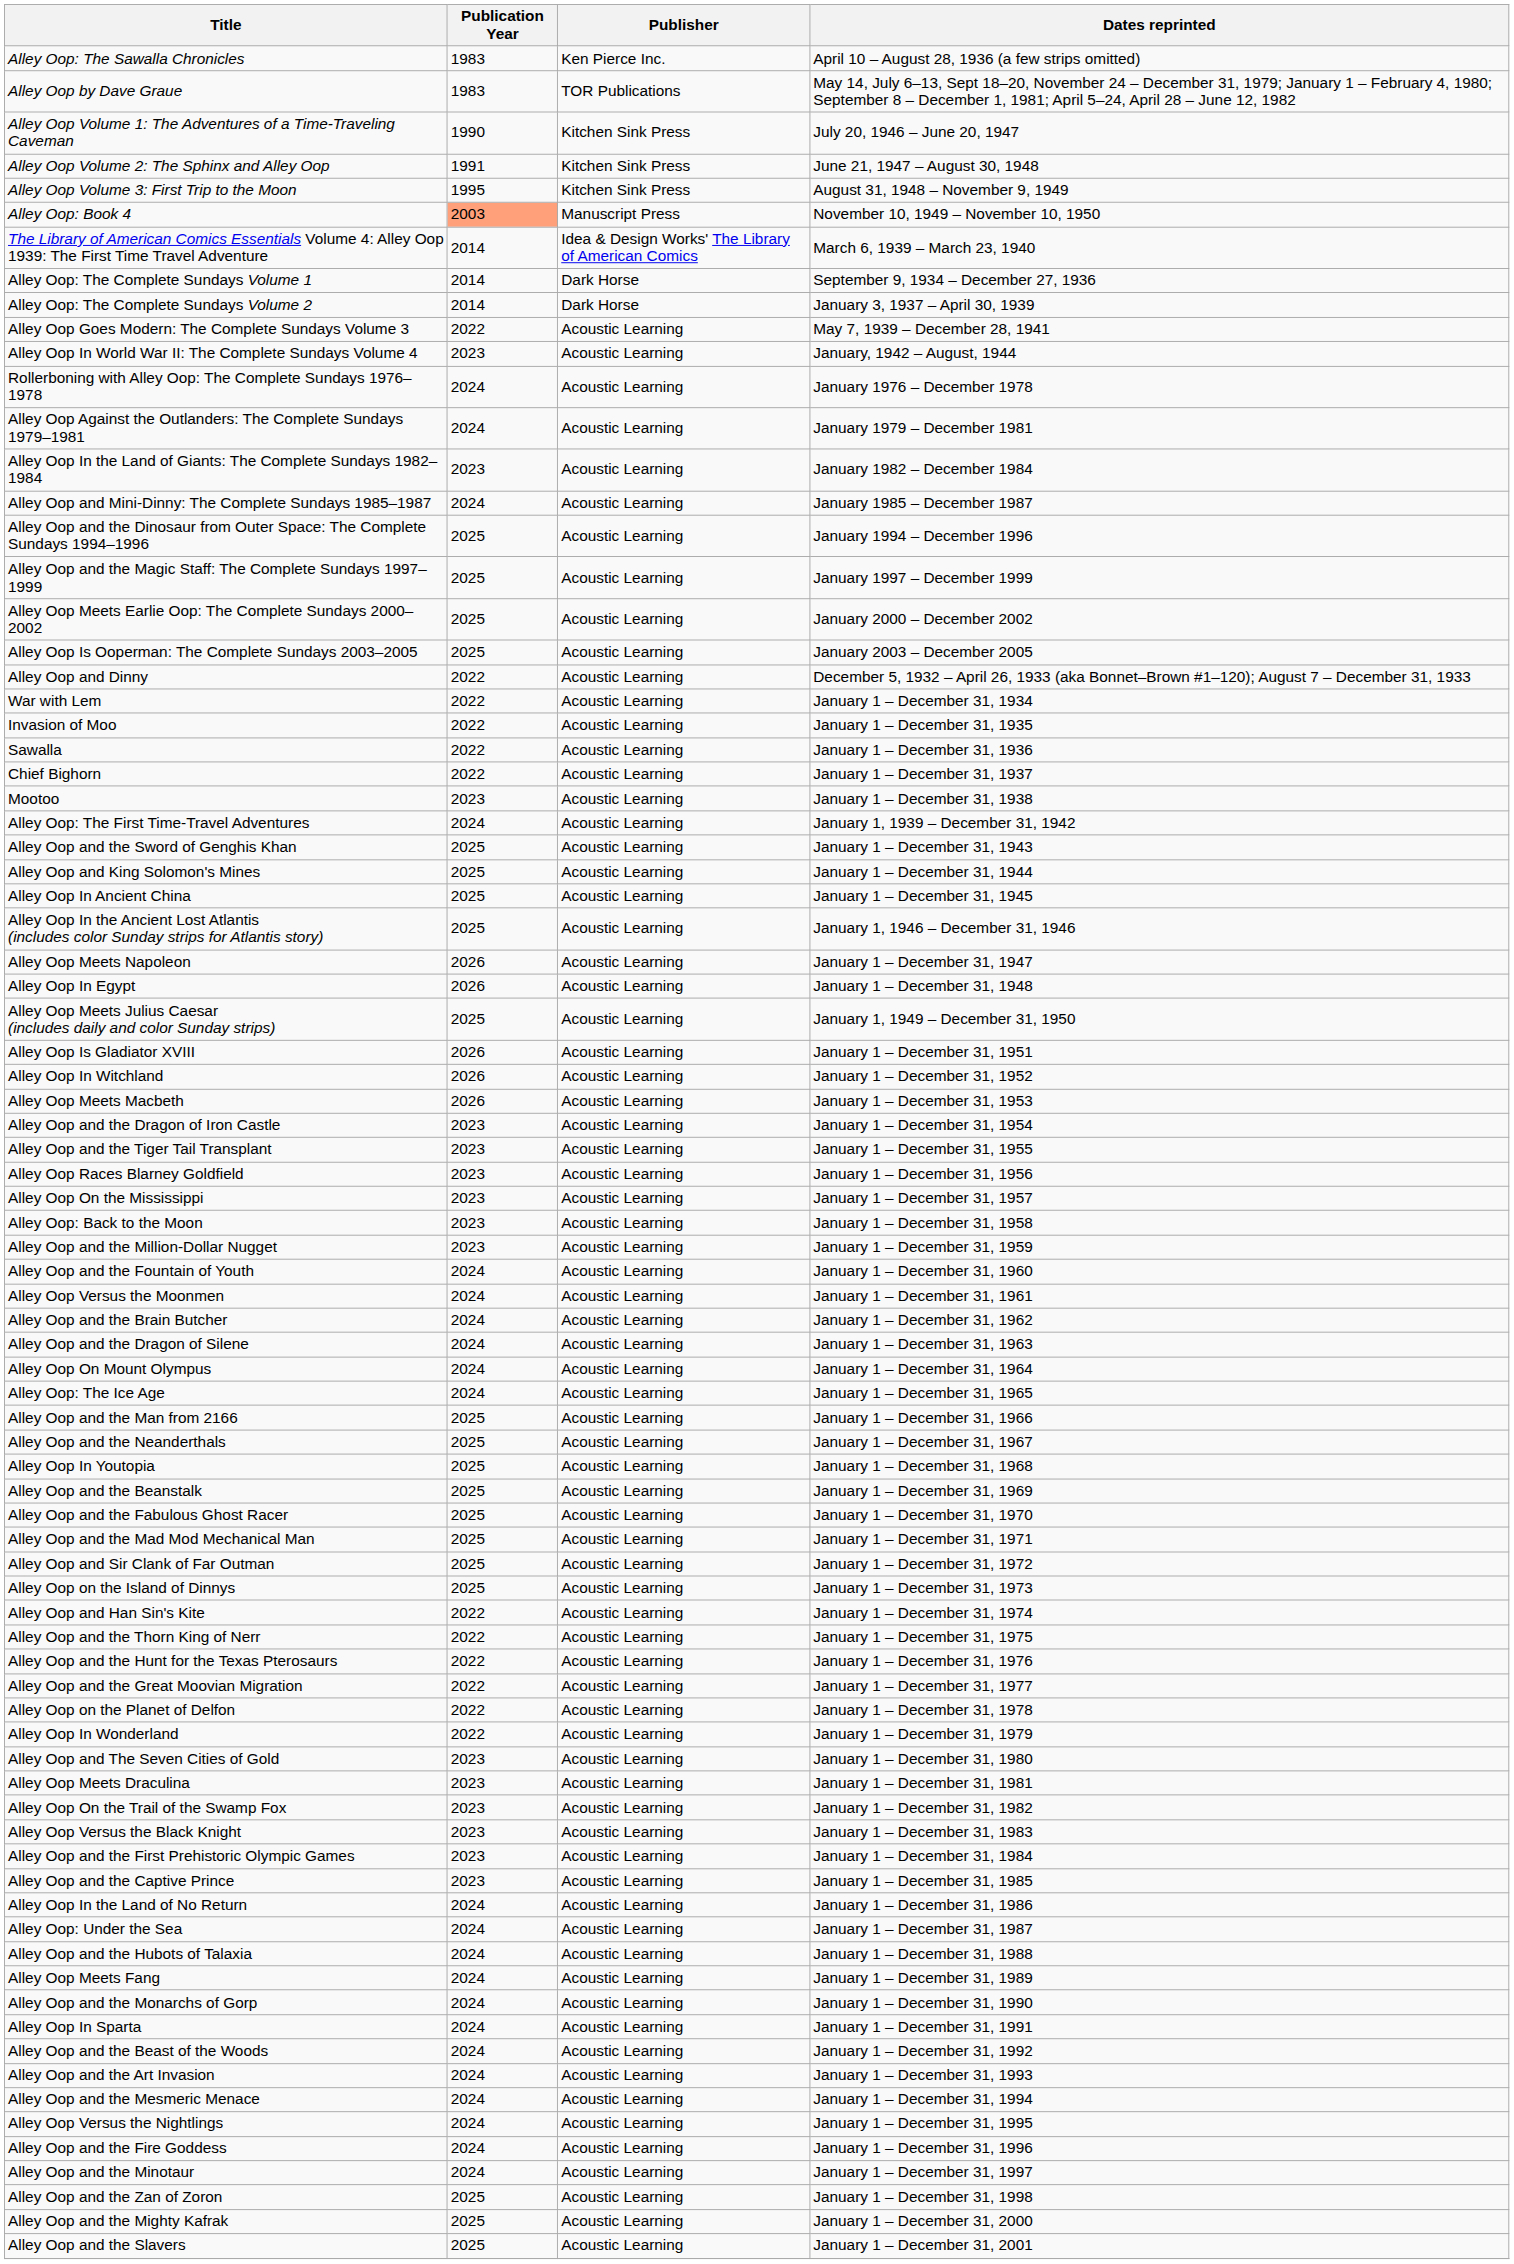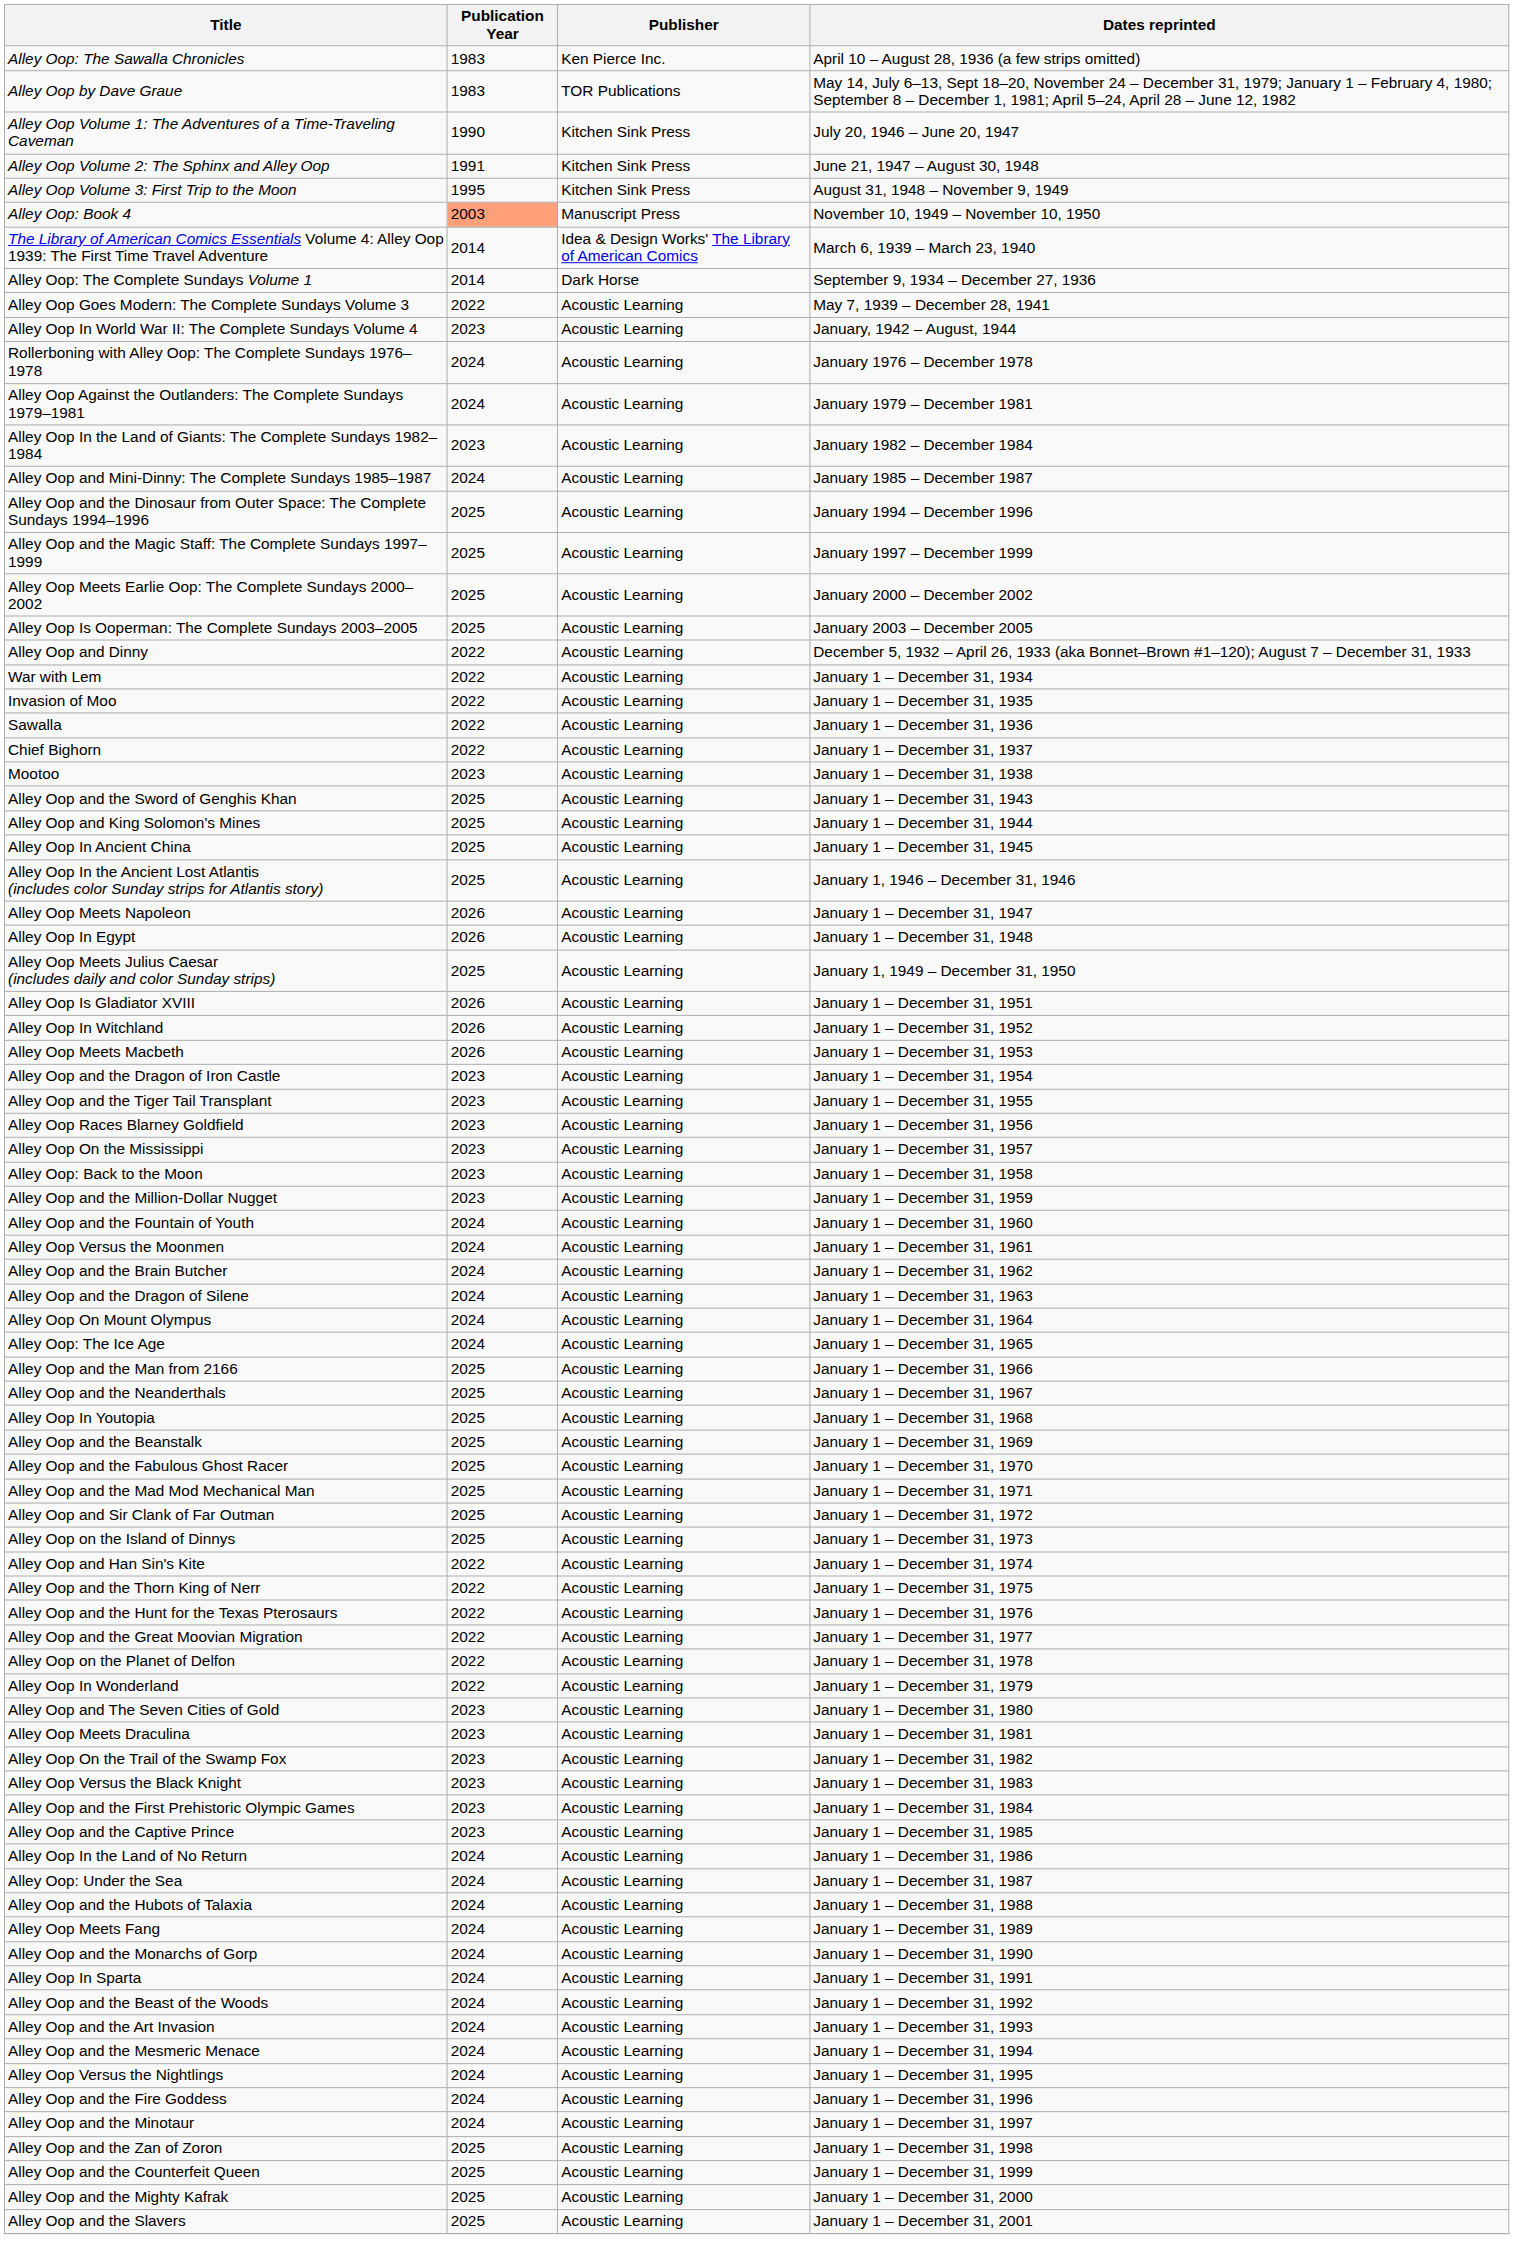- row: (160, 305)
- row: (159, 822)
+ row: (134, 2172)
